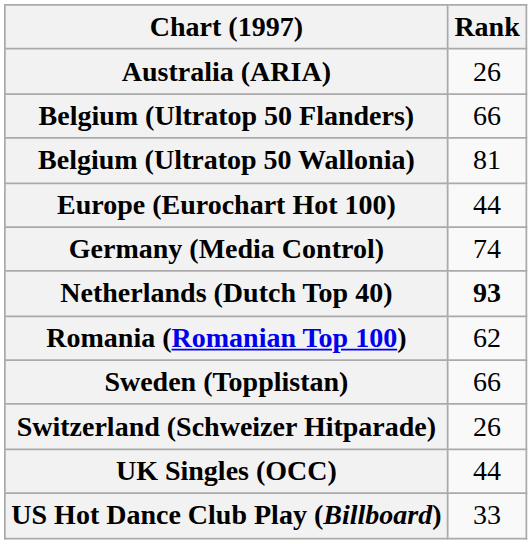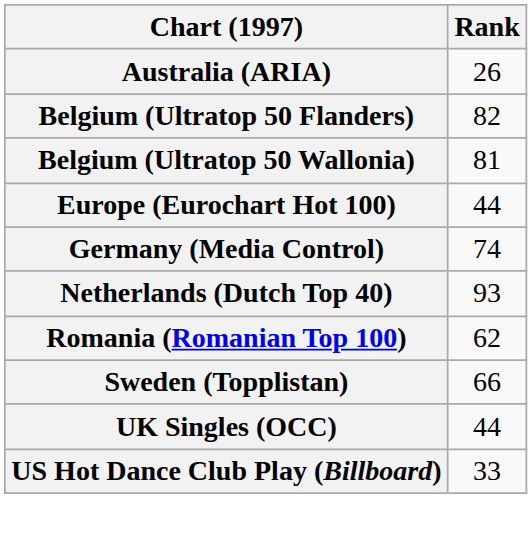(487, 115) 66 -> (487, 115) 82
(487, 293) bold -> (487, 293) normal
- row: (226, 426)
